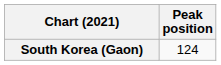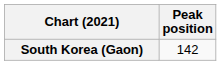(188, 49) 124 -> (188, 49) 142
